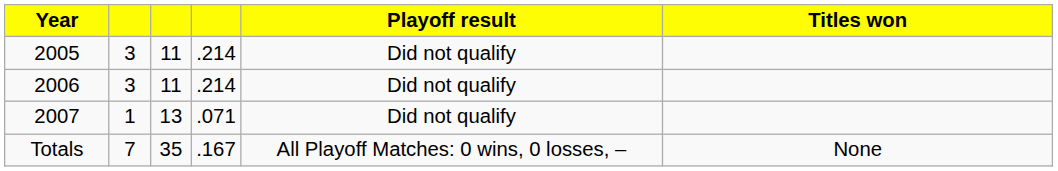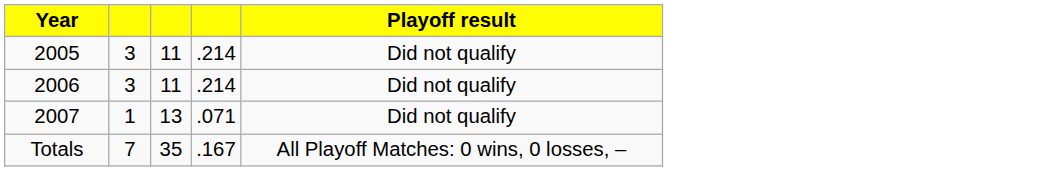- column: (858, 20)
